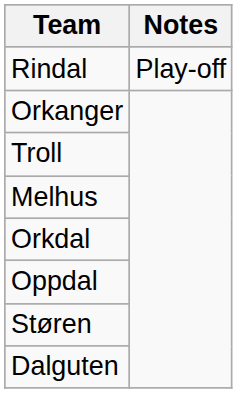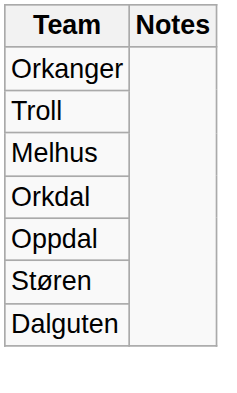- row: (49, 68)
